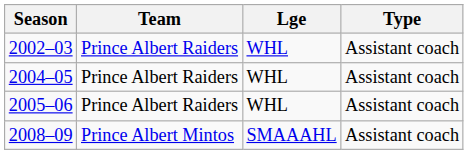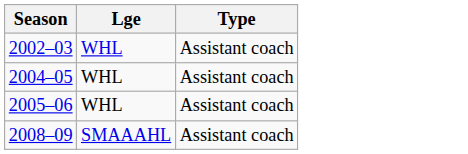- column: (160, 18)
